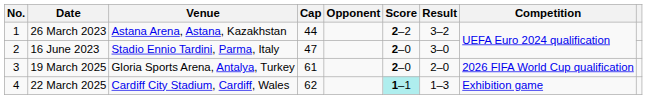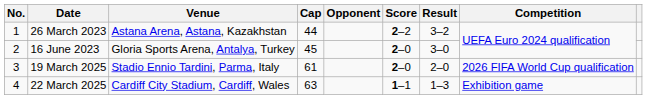(195, 49) Stadio Ennio Tardini, Parma, Italy -> (203, 49) Gloria Sports Arena, Antalya, Turkey
(311, 49) 47 -> (311, 49) 45
(203, 67) Gloria Sports Arena, Antalya, Turkey -> (195, 67) Stadio Ennio Tardini, Parma, Italy
(311, 85) 62 -> (311, 85) 63
(401, 85) paleturquoise background -> (401, 85) no background
